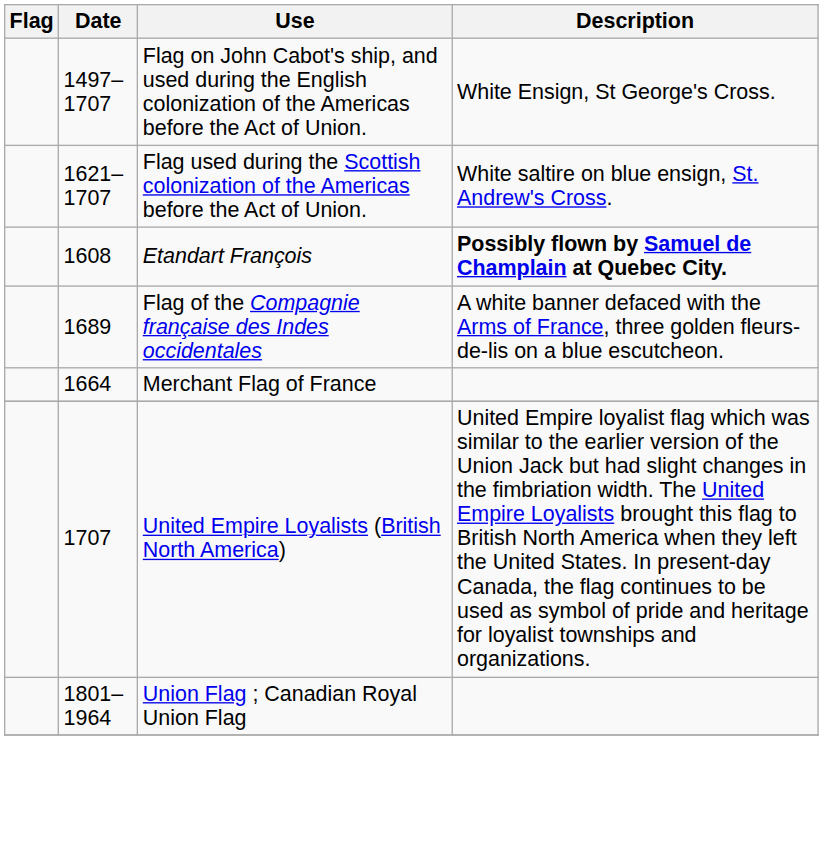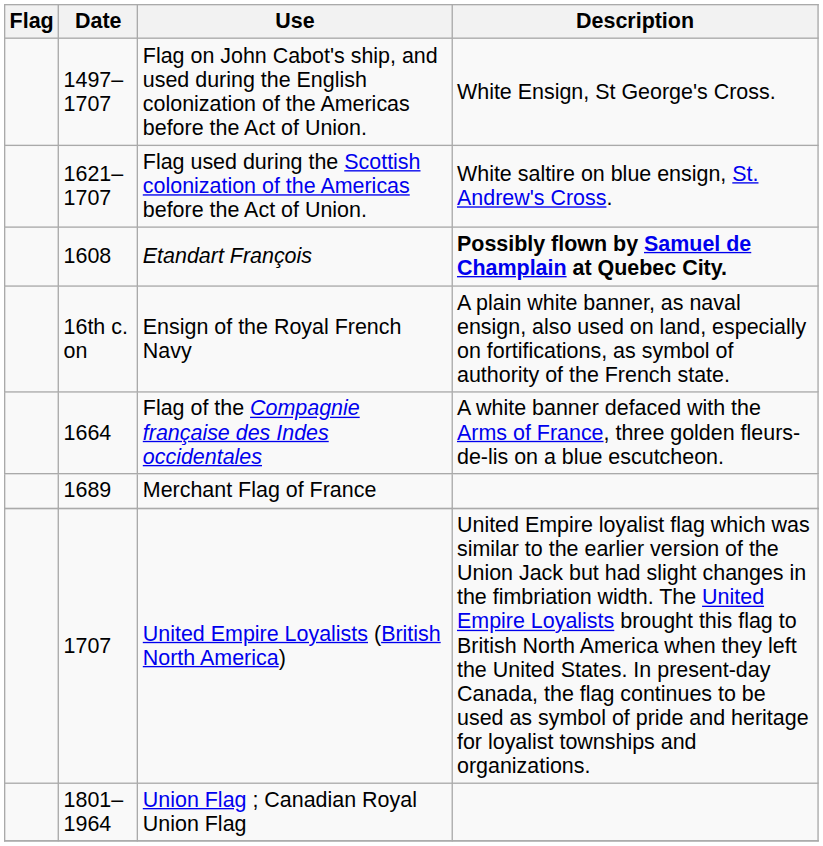+ row: (272, 338)
(87, 326) 1689 -> (87, 432) 1664
(87, 384) 1664 -> (87, 490) 1689
